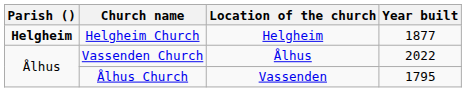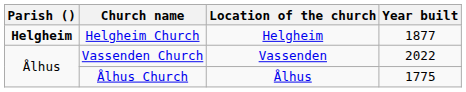(293, 56) Ålhus -> (293, 56) Vassenden
(293, 76) Vassenden -> (293, 76) Ålhus
(420, 76) 1795 -> (420, 76) 1775
